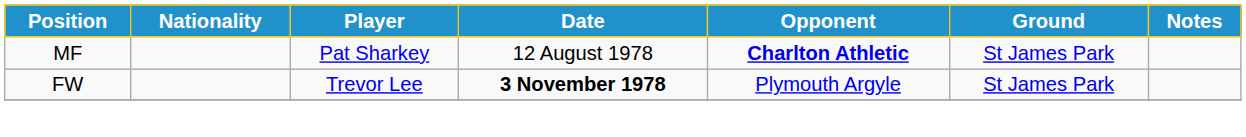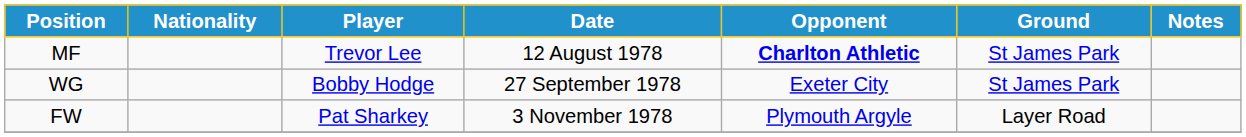(374, 53) Pat Sharkey -> (373, 53) Trevor Lee
+ row: (66, 85)
(374, 85) Trevor Lee -> (373, 117) Pat Sharkey
(583, 85) bold -> (592, 117) normal
(1049, 85) St James Park -> (1054, 117) Layer Road
